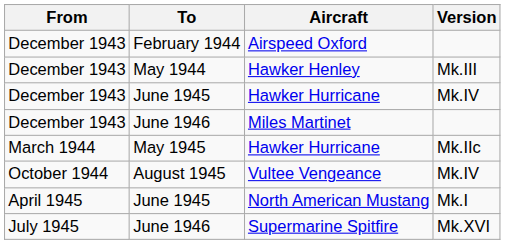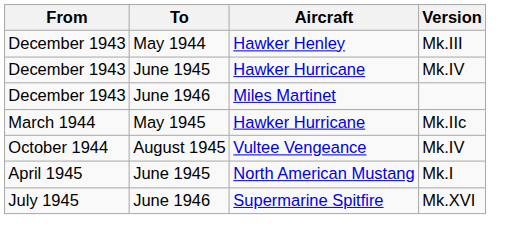- row: (307, 43)
